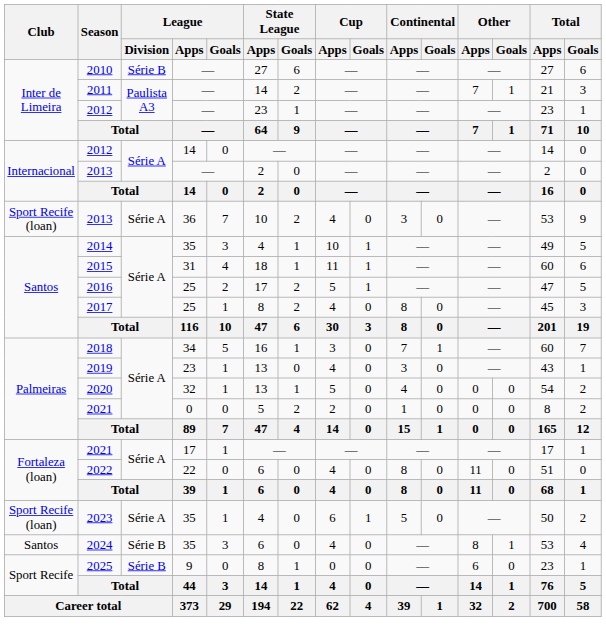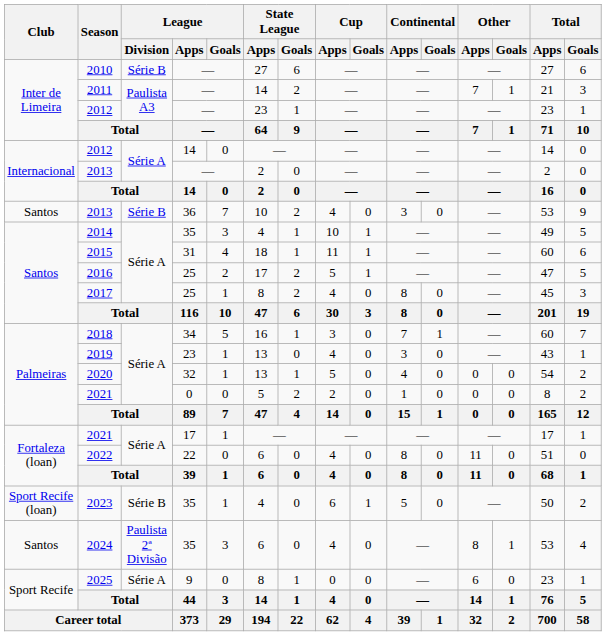(41, 218) Sport Recife (loan) -> (41, 211) Santos
(147, 218) Série A -> (147, 211) Série B
(147, 517) Série A -> (147, 503) Série B
(147, 545) Série B -> (147, 545) Paulista 2ª Divisão
(147, 565) Série B -> (147, 579) Série A
